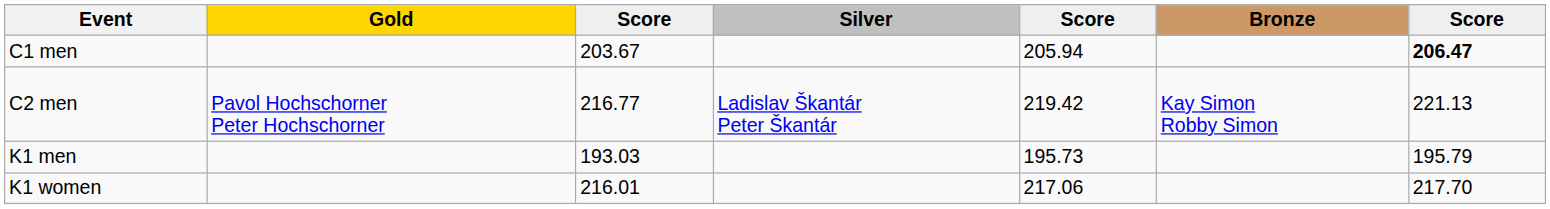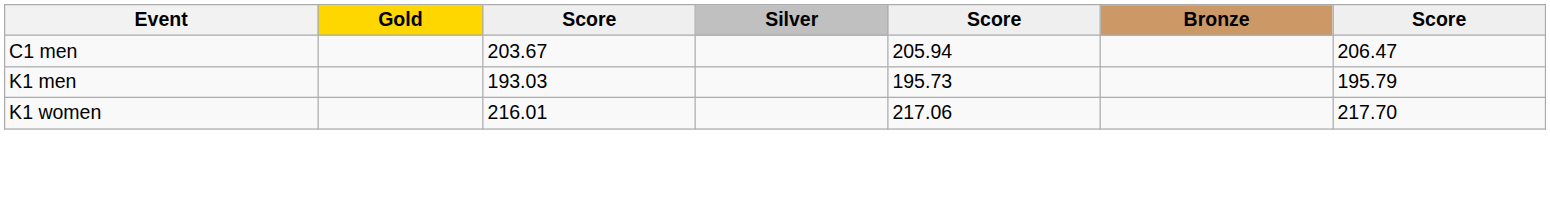(1443, 50) bold -> (1367, 50) normal
- row: (43, 103)
